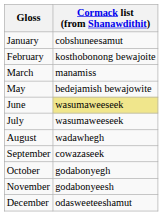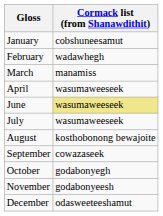(105, 56) kosthobonong bewajoite -> (80, 56) wadawhegh
+ row: (17, 89)
- row: (16, 89)
(80, 137) wadawhegh -> (105, 137) kosthobonong bewajoite
